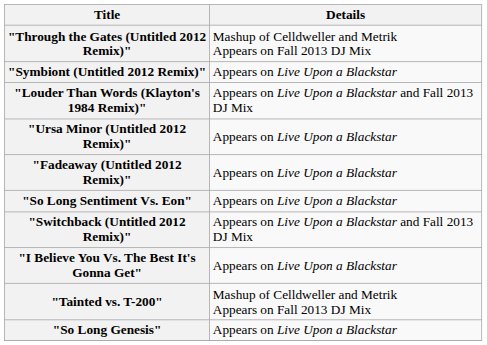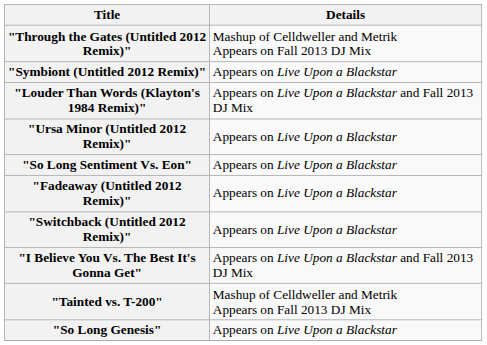rows swapped: (107, 172) <-> (107, 201)
(343, 229) Appears on Live Upon a Blackstar and Fall 2013 DJ Mix -> (305, 229) Appears on Live Upon a Blackstar
(305, 265) Appears on Live Upon a Blackstar -> (343, 265) Appears on Live Upon a Blackstar and Fall 2013 DJ Mix
